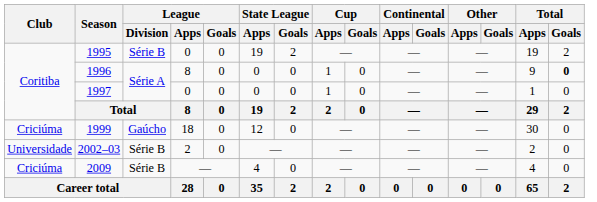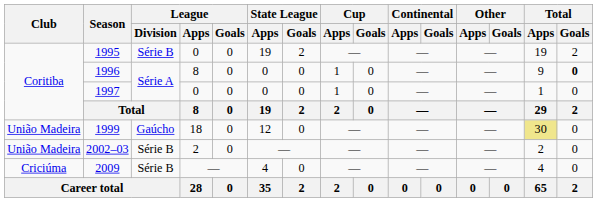(40, 129) Criciúma -> (44, 129) União Madeira
(532, 129) no background -> (541, 129) khaki background
(40, 149) Universidade -> (44, 149) União Madeira
